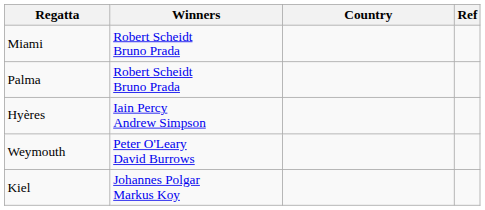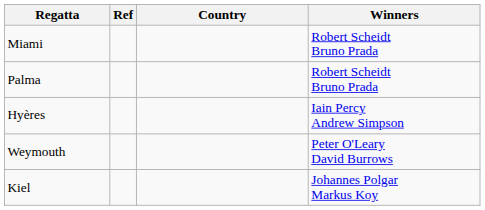columns swapped: (196, 15) <-> (467, 15)
